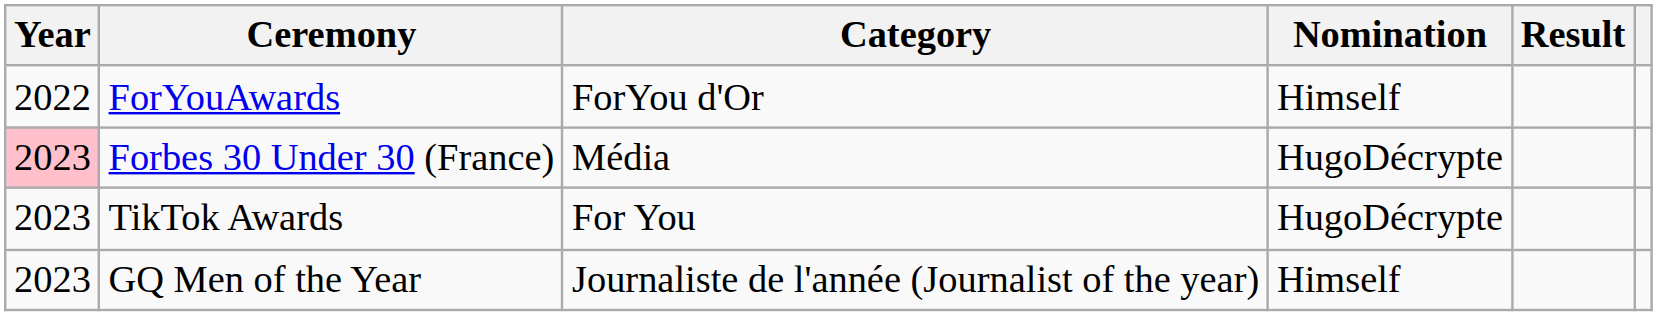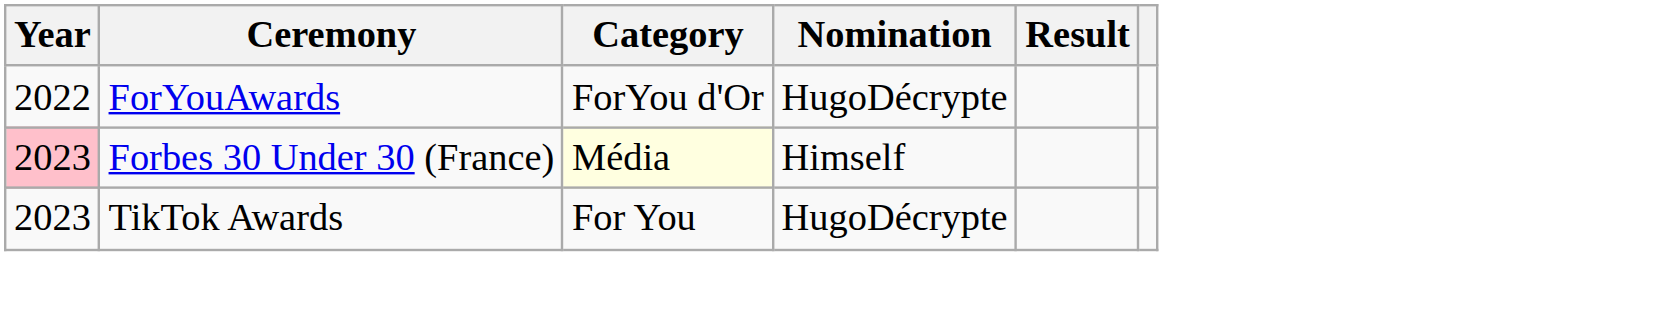(1339, 95) Himself -> (895, 95) HugoDécrypte
(621, 156) no background -> (621, 156) lightyellow background
(1390, 156) HugoDécrypte -> (843, 156) Himself
- row: (265, 278)
